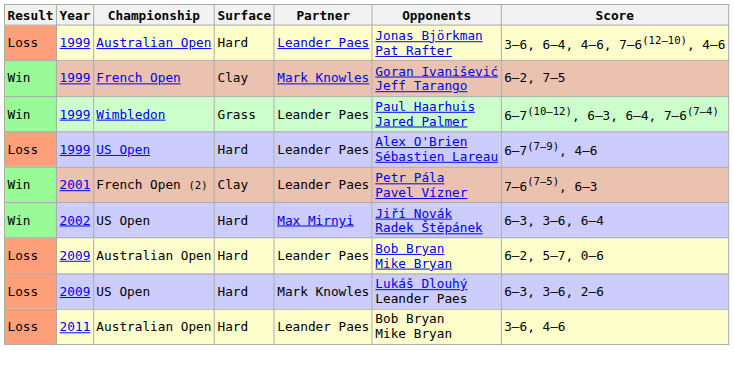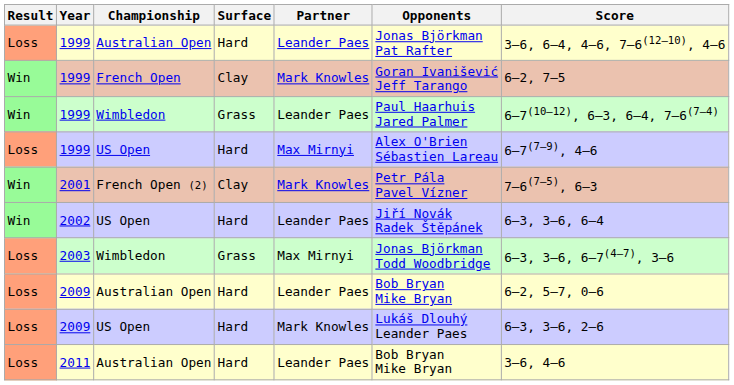(323, 149) Leander Paes -> (316, 149) Max Mirnyi
(323, 185) Leander Paes -> (323, 185) Mark Knowles
(316, 220) Max Mirnyi -> (323, 220) Leander Paes
+ row: (75, 256)
